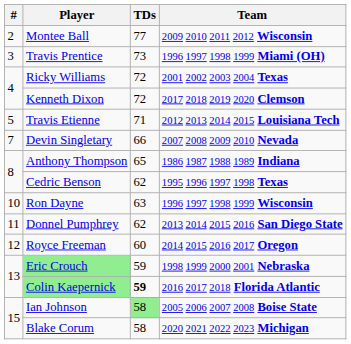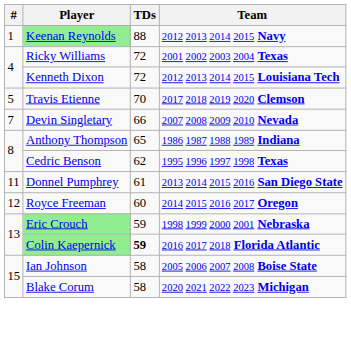+ row: (71, 36)
- row: (57, 36)
- row: (64, 57)
(233, 98) 2017 2018 2019 2020 Clemson -> (251, 78) 2012 2013 2014 2015 Louisiana Tech
(140, 119) 71 -> (140, 98) 70
(251, 119) 2012 2013 2014 2015 Louisiana Tech -> (233, 98) 2017 2018 2019 2020 Clemson
- row: (55, 203)
(140, 224) 62 -> (140, 182) 61
(140, 307) lightgreen background -> (140, 266) no background
